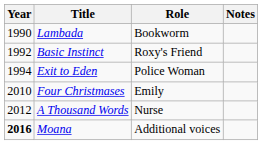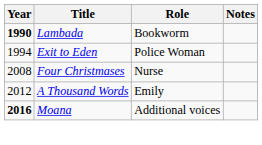(19, 33) normal -> (19, 33) bold
- row: (70, 52)
(19, 91) 2010 -> (19, 71) 2008
(149, 91) Emily -> (149, 71) Nurse
(149, 110) Nurse -> (149, 91) Emily
